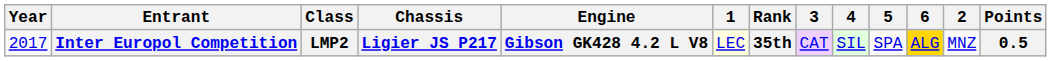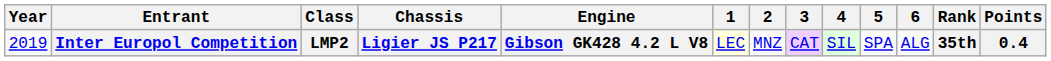columns swapped: (962, 17) <-> (772, 17)
(28, 43) 2017 -> (28, 43) 2019
(925, 43) gold background -> (915, 43) no background
(1013, 43) 0.5 -> (1013, 43) 0.4
